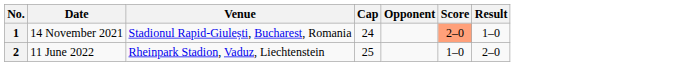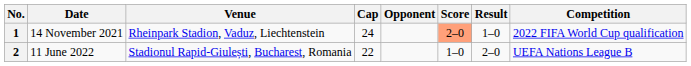+ column: (598, 14)
(240, 33) Stadionul Rapid-Giulești, Bucharest, Romania -> (227, 33) Rheinpark Stadion, Vaduz, Liechtenstein
(227, 52) Rheinpark Stadion, Vaduz, Liechtenstein -> (240, 52) Stadionul Rapid-Giulești, Bucharest, Romania
(368, 52) 25 -> (368, 52) 22
